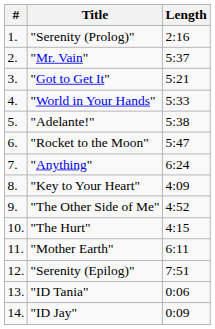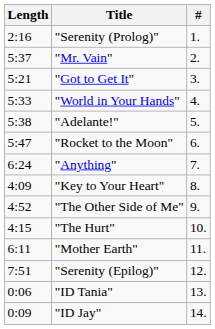columns swapped: (16, 15) <-> (186, 15)
